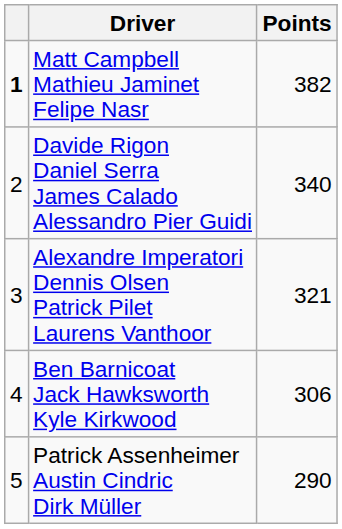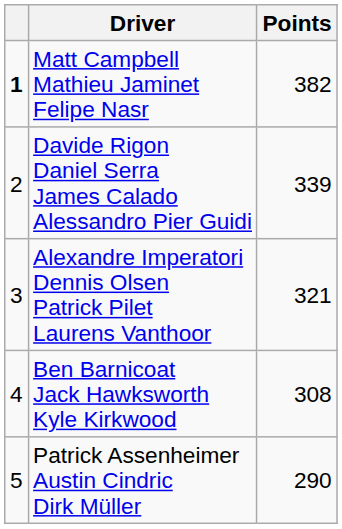(313, 183) 340 -> (313, 183) 339
(313, 394) 306 -> (313, 394) 308
